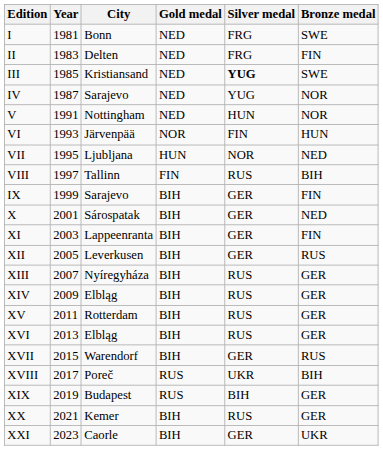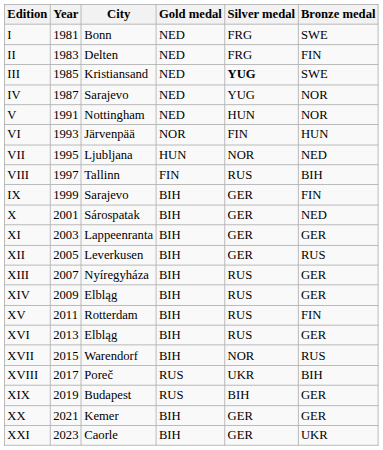(311, 235) FIN -> (314, 235) GER
(314, 315) GER -> (311, 315) FIN
(240, 355) GER -> (241, 355) NOR
(240, 415) RUS -> (240, 415) GER
